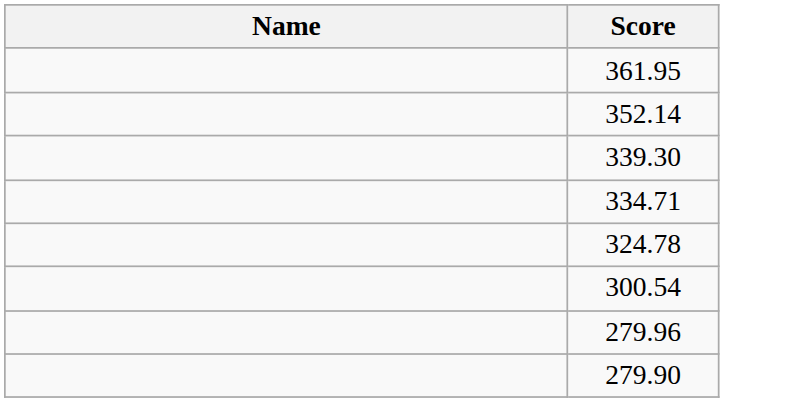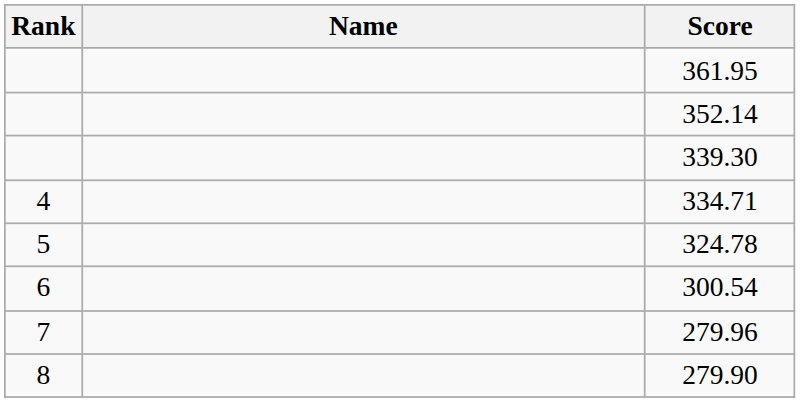+ column: (43, 26)
